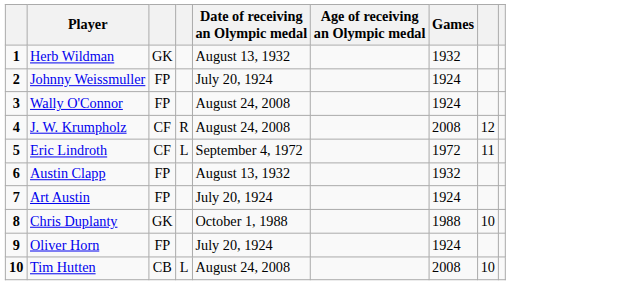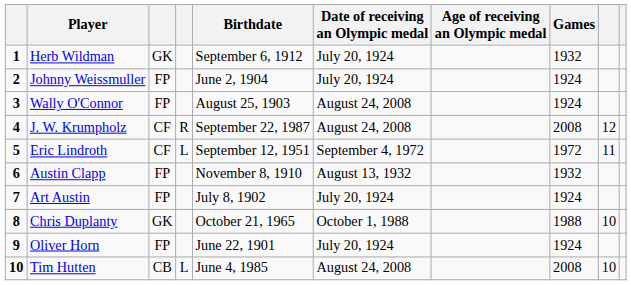+ column: (253, 25)
(243, 56) August 13, 1932 -> (355, 56) July 20, 1924
